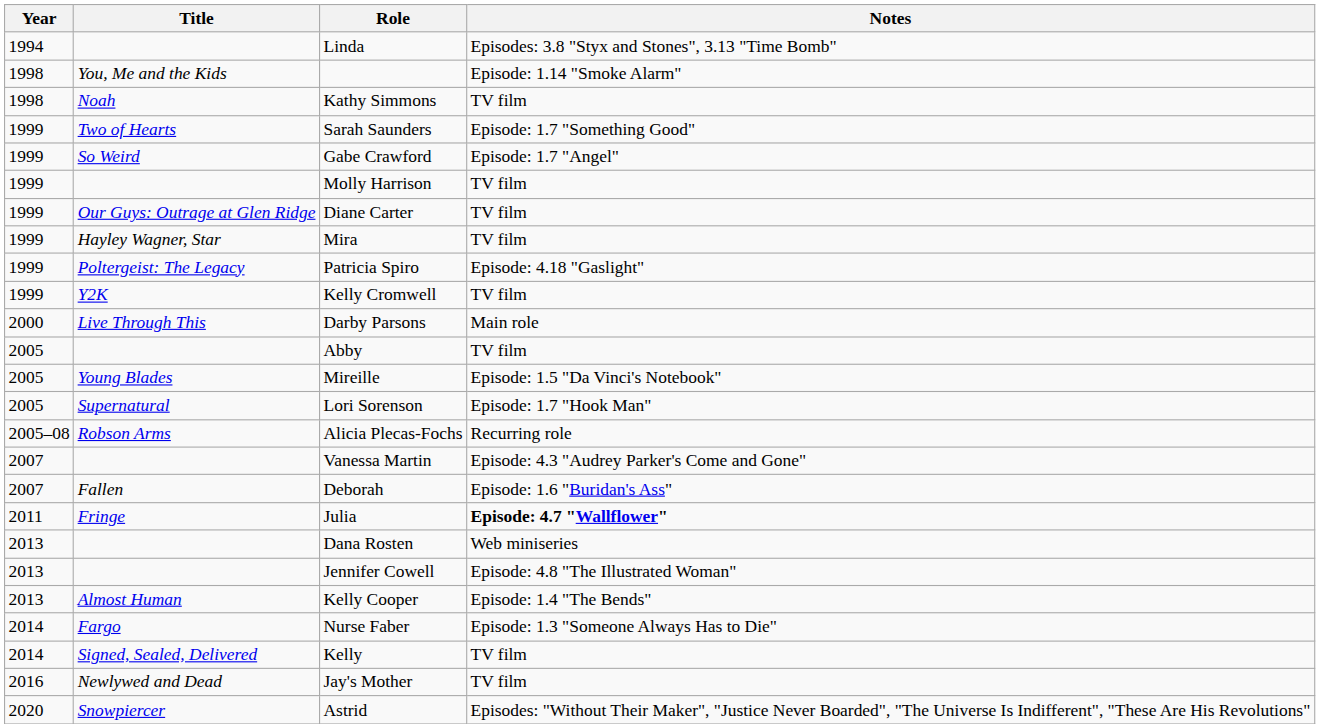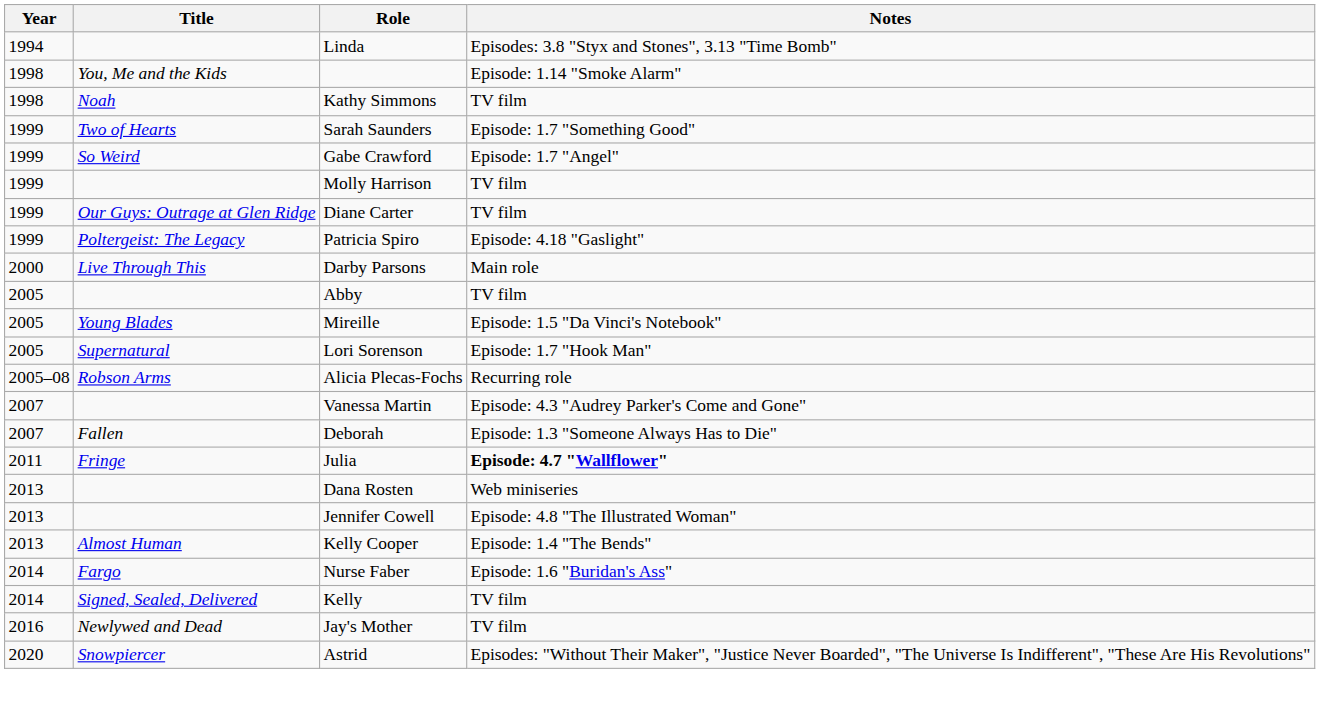- row: (340, 239)
- row: (380, 294)
(571, 488) Episode: 1.6 "Buridan's Ass" -> (624, 433) Episode: 1.3 "Someone Always Has to Die"
(624, 626) Episode: 1.3 "Someone Always Has to Die" -> (571, 571) Episode: 1.6 "Buridan's Ass"
